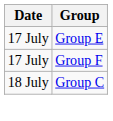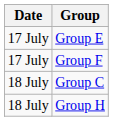+ row: (80, 104)
